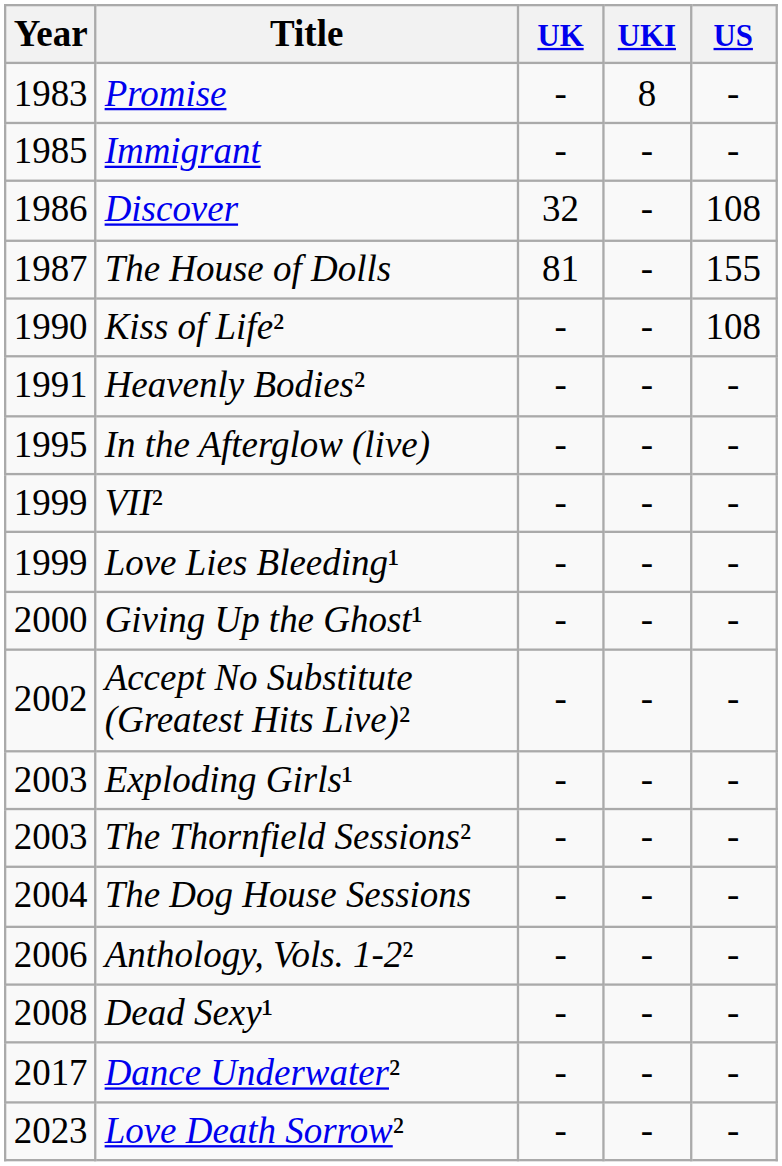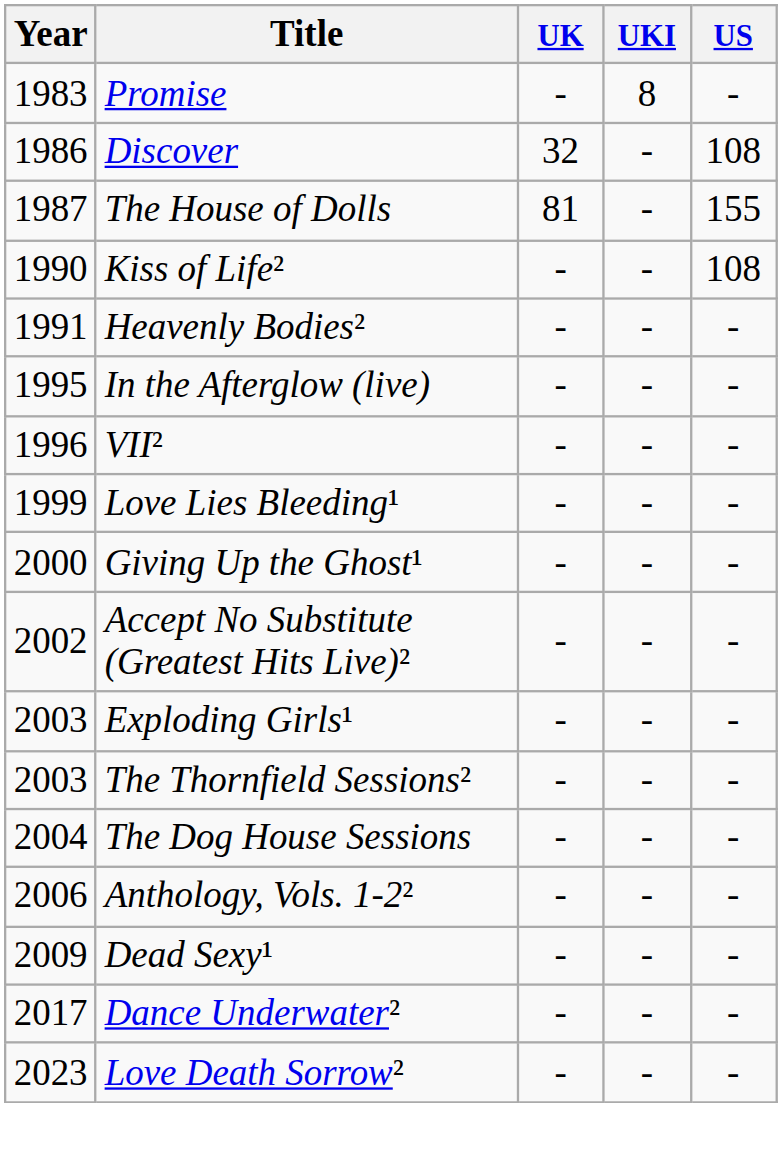- row: (183, 151)
(51, 502) 1999 -> (51, 444) 1996
(51, 1013) 2008 -> (51, 954) 2009
